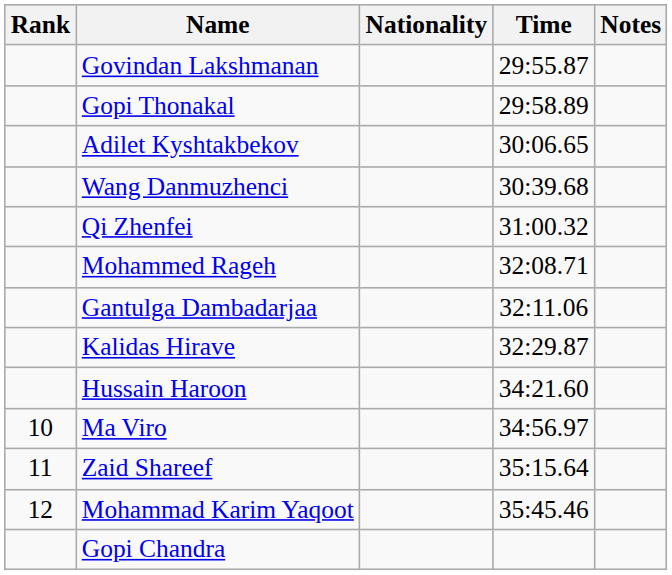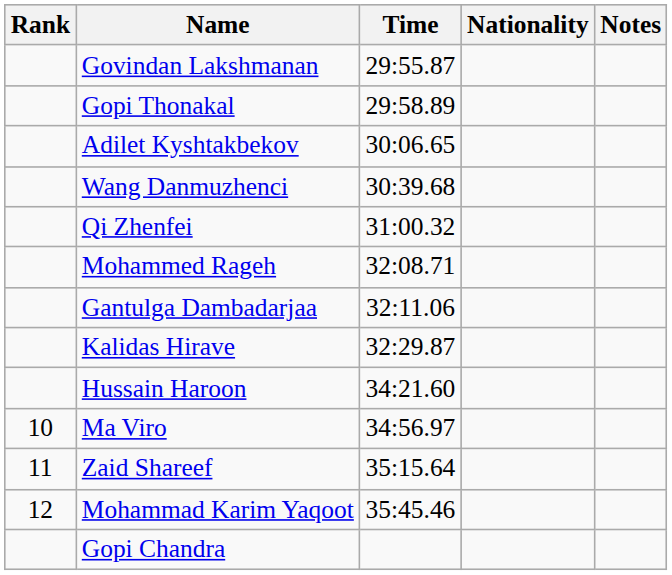columns swapped: (426, 24) <-> (544, 24)
